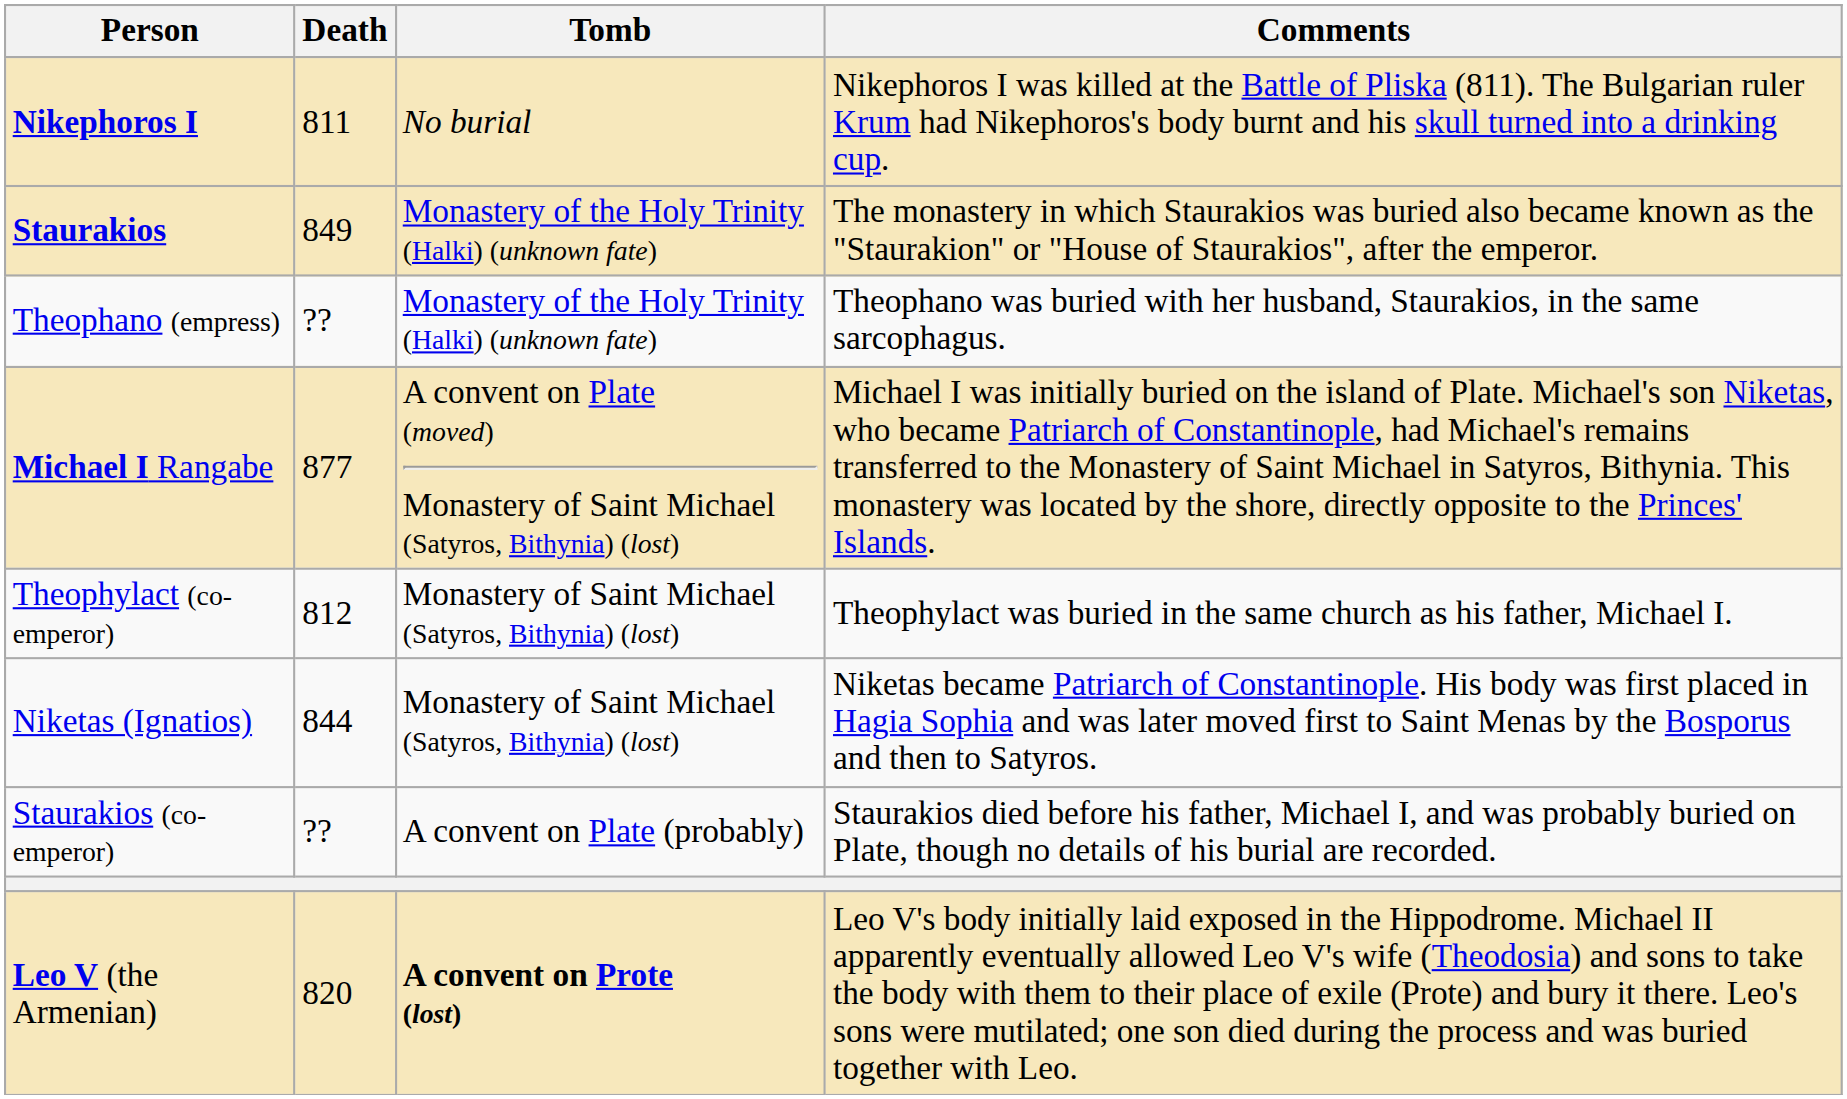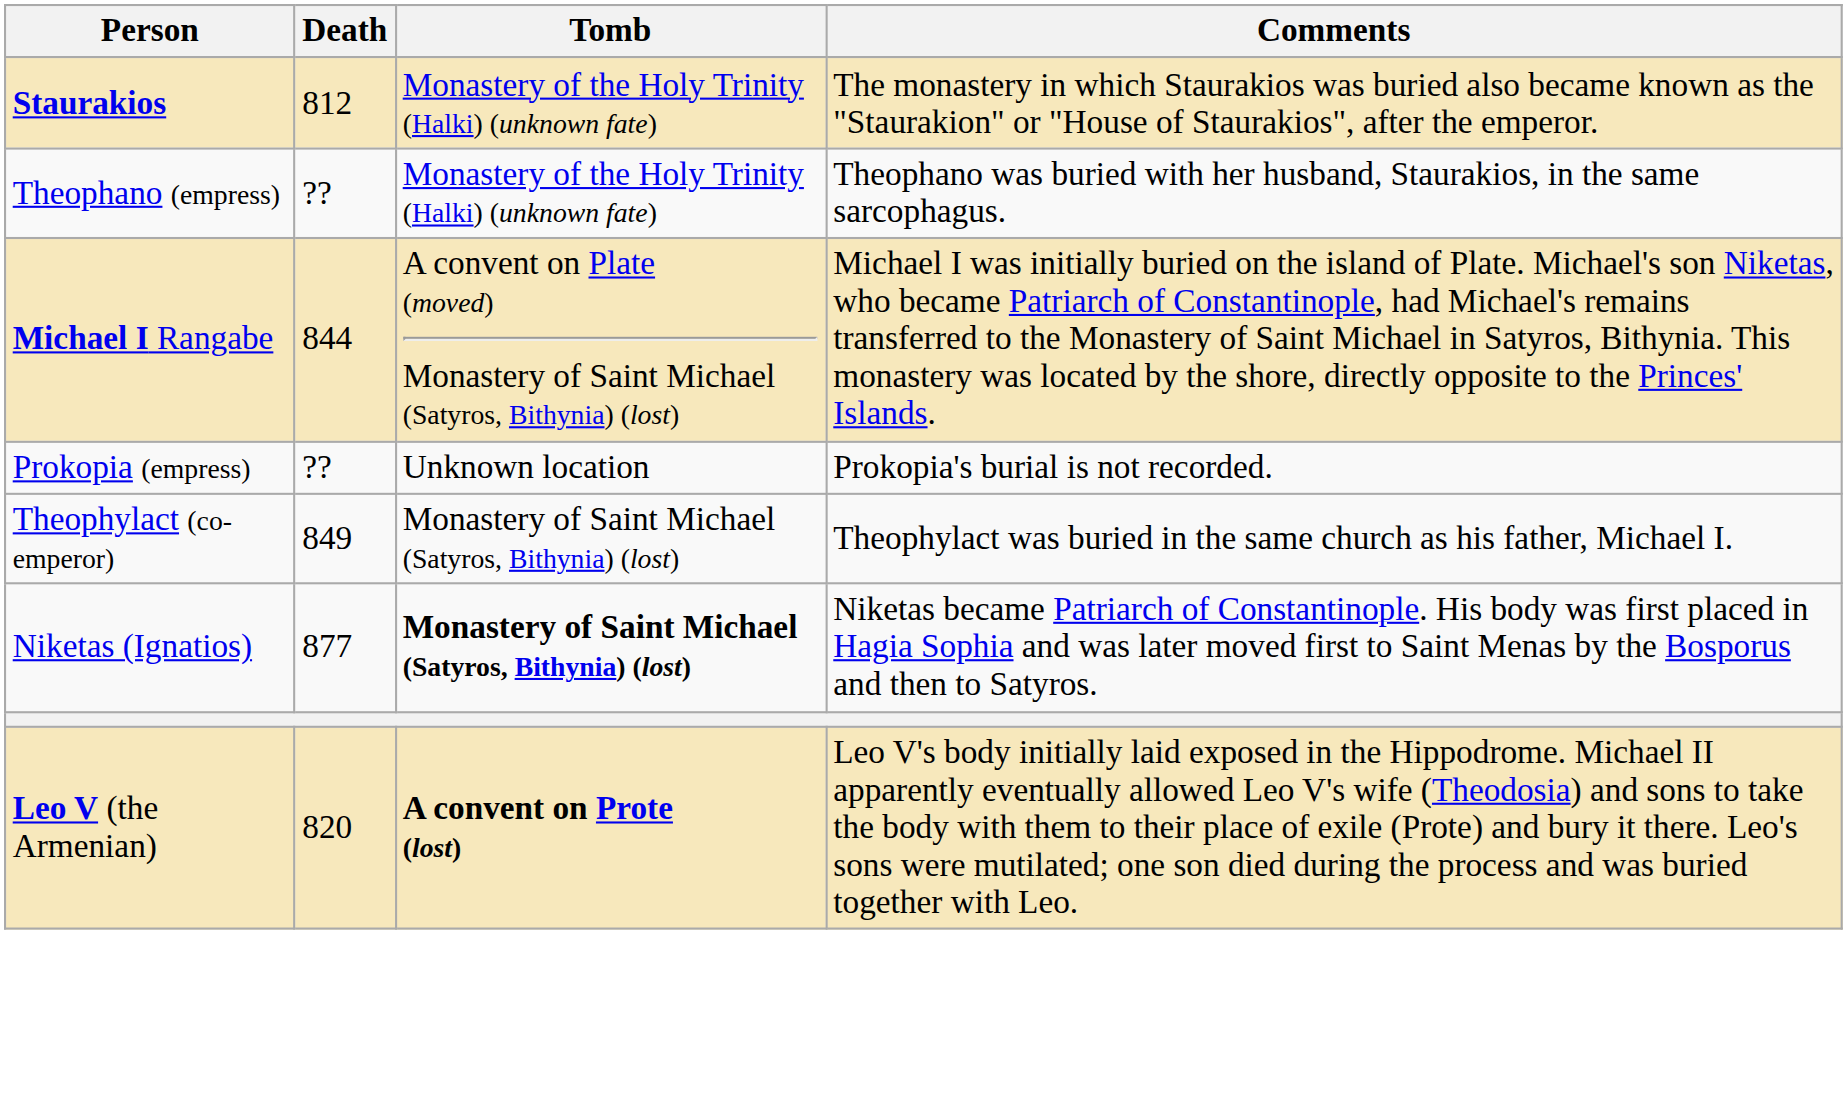- row: (105, 121)
(327, 230) 849 -> (327, 102) 812
(327, 466) 877 -> (327, 338) 844
+ row: (132, 466)
(327, 613) 812 -> (327, 538) 849
(327, 721) 844 -> (327, 647) 877
(589, 721) normal -> (600, 647) bold
- row: (109, 830)
